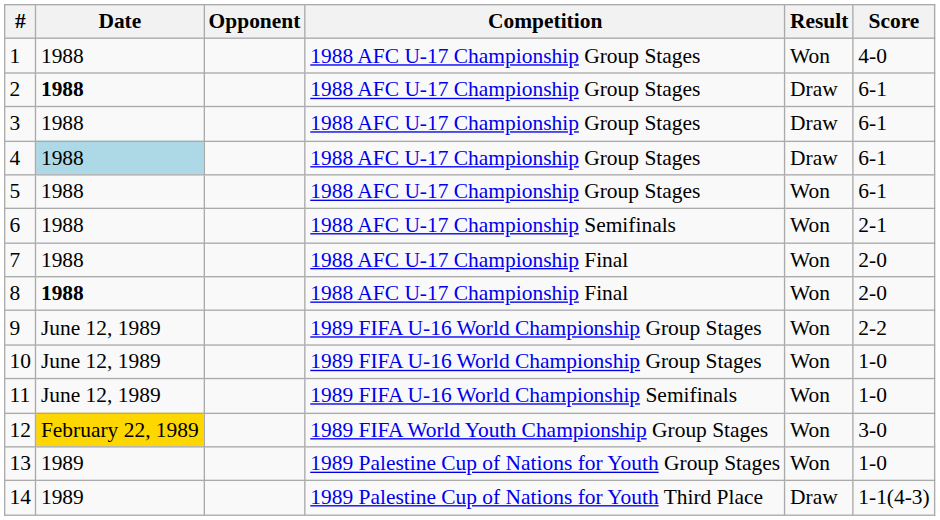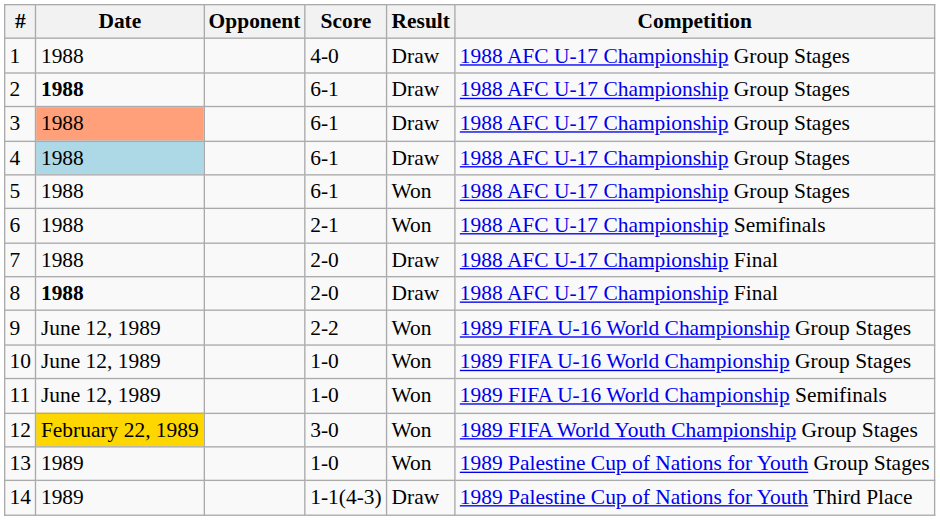columns swapped: (894, 21) <-> (545, 21)
(810, 55) Won -> (415, 55) Draw
(62, 123) no background -> (62, 123) lightsalmon background
(810, 259) Won -> (415, 259) Draw
(810, 293) Won -> (415, 293) Draw
